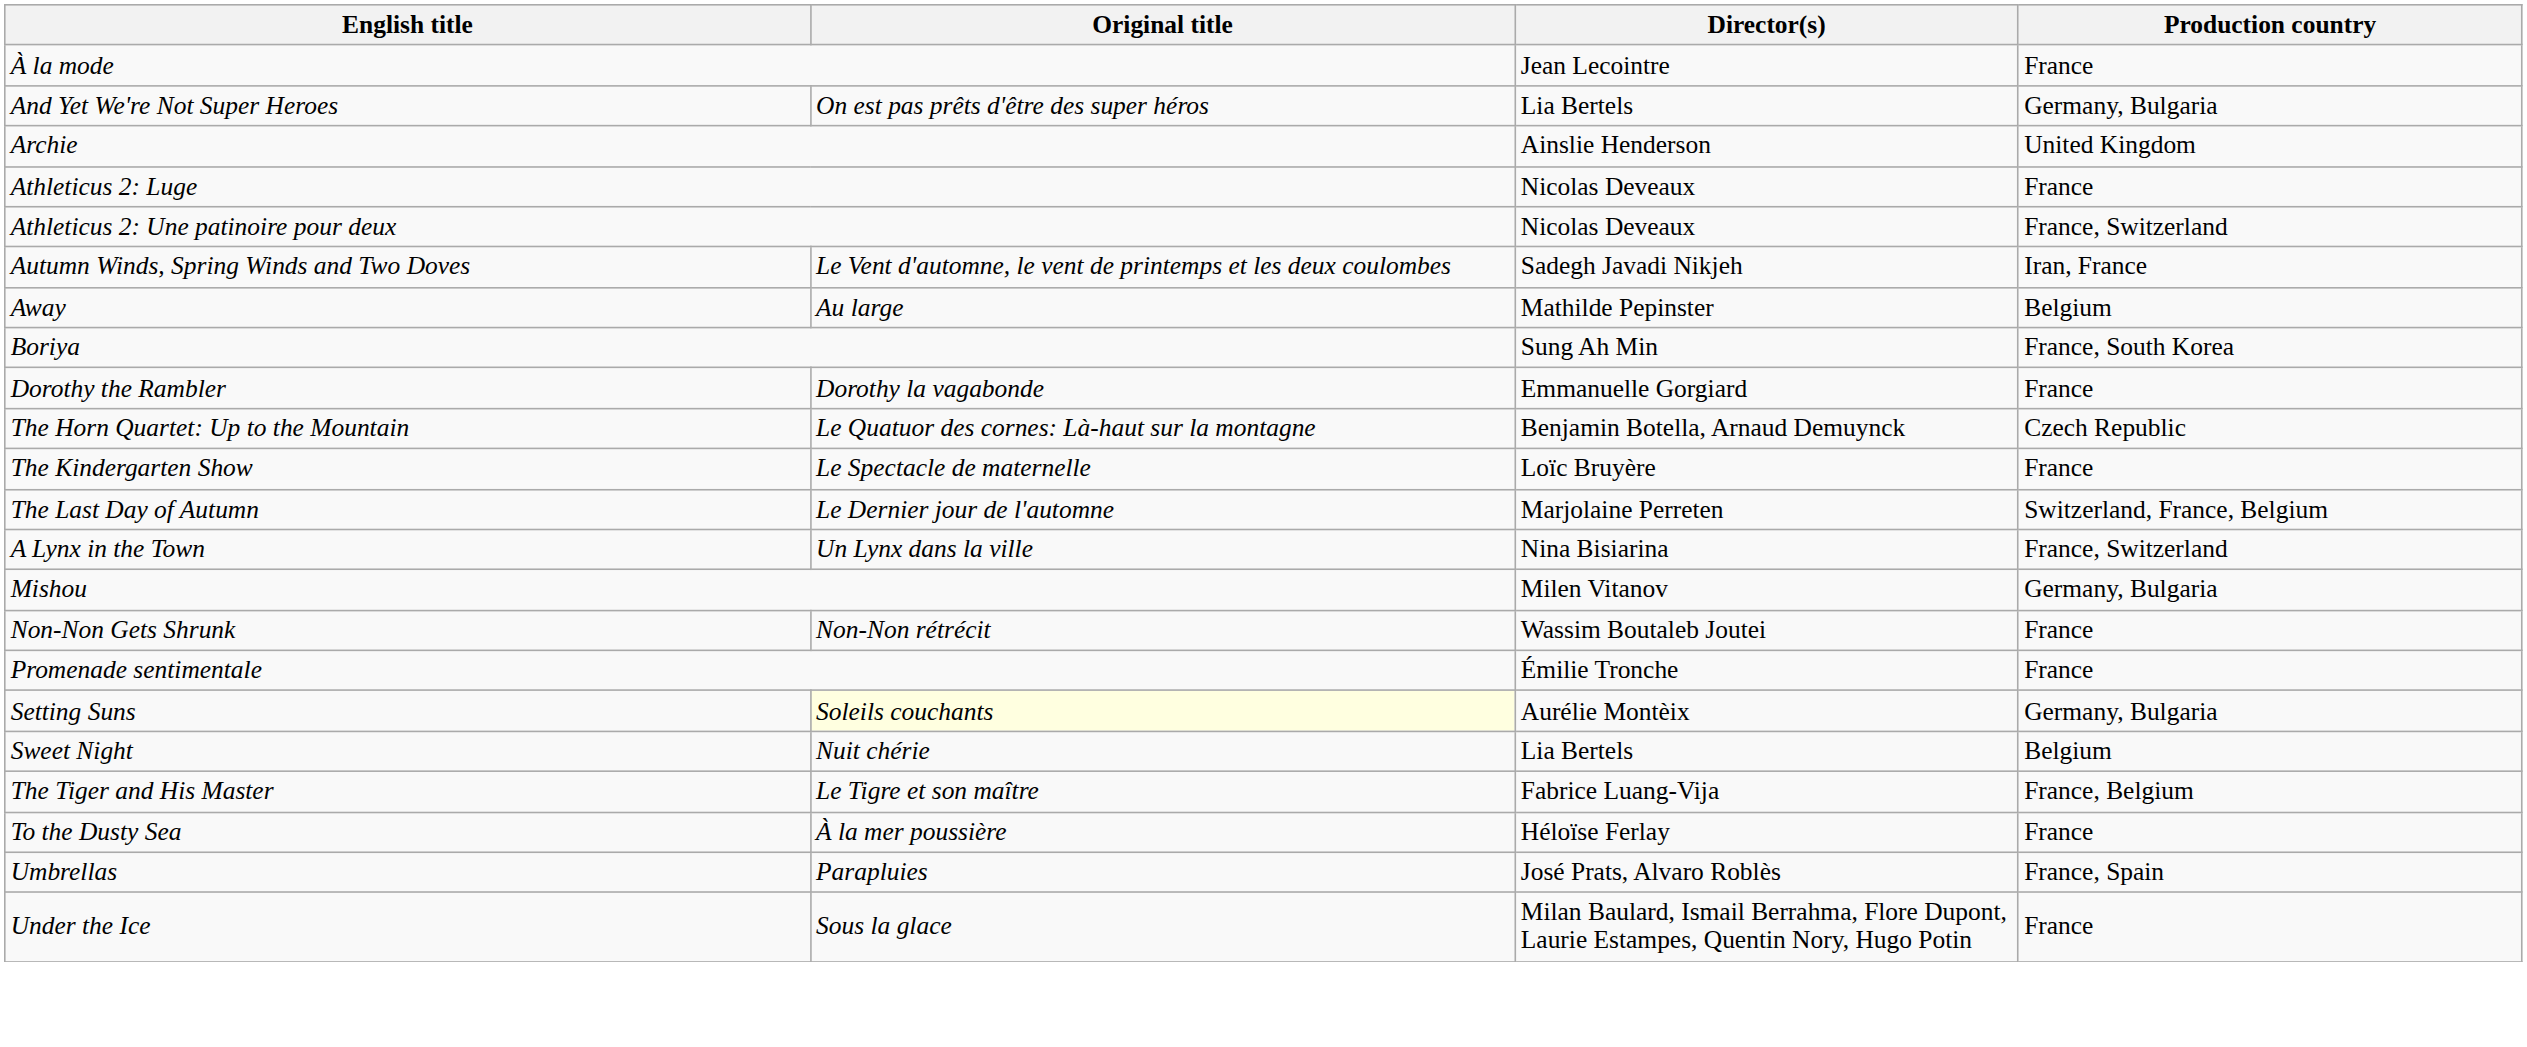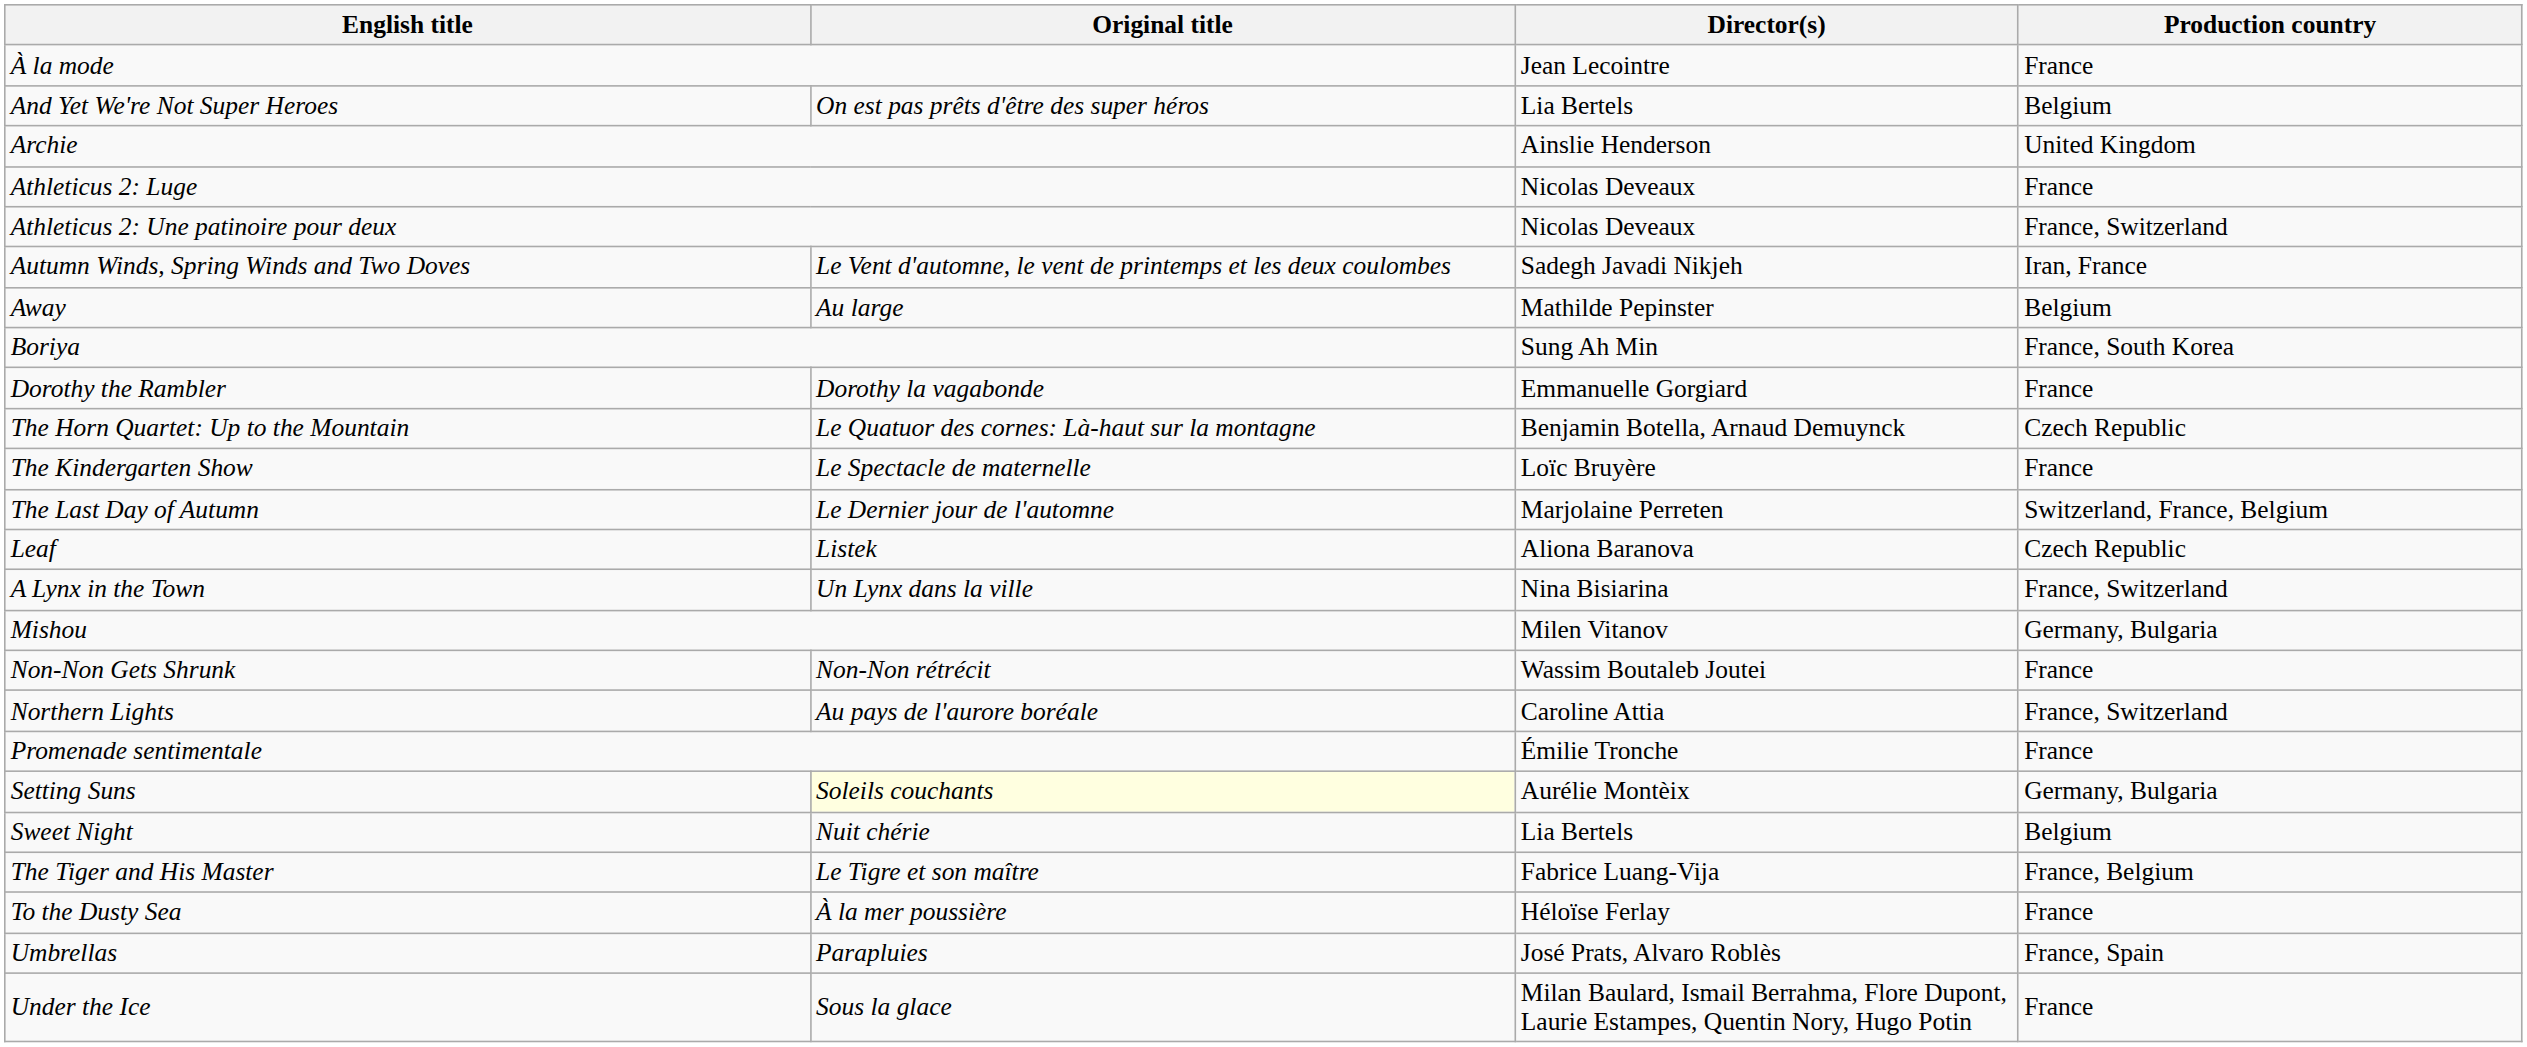(2121, 105) Germany, Bulgaria -> (2068, 105) Belgium
+ row: (33, 549)
+ row: (92, 710)
